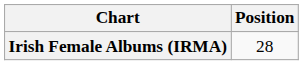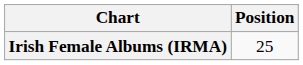(265, 45) 28 -> (265, 45) 25
